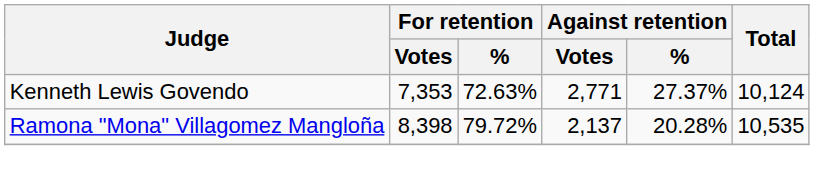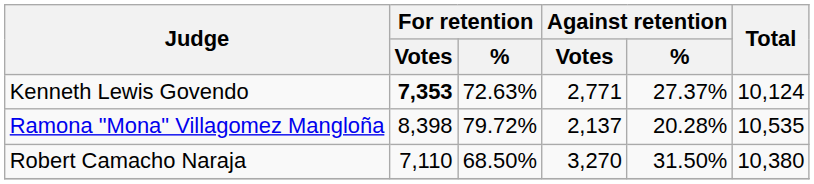(425, 91) normal -> (425, 91) bold
+ row: (128, 160)
